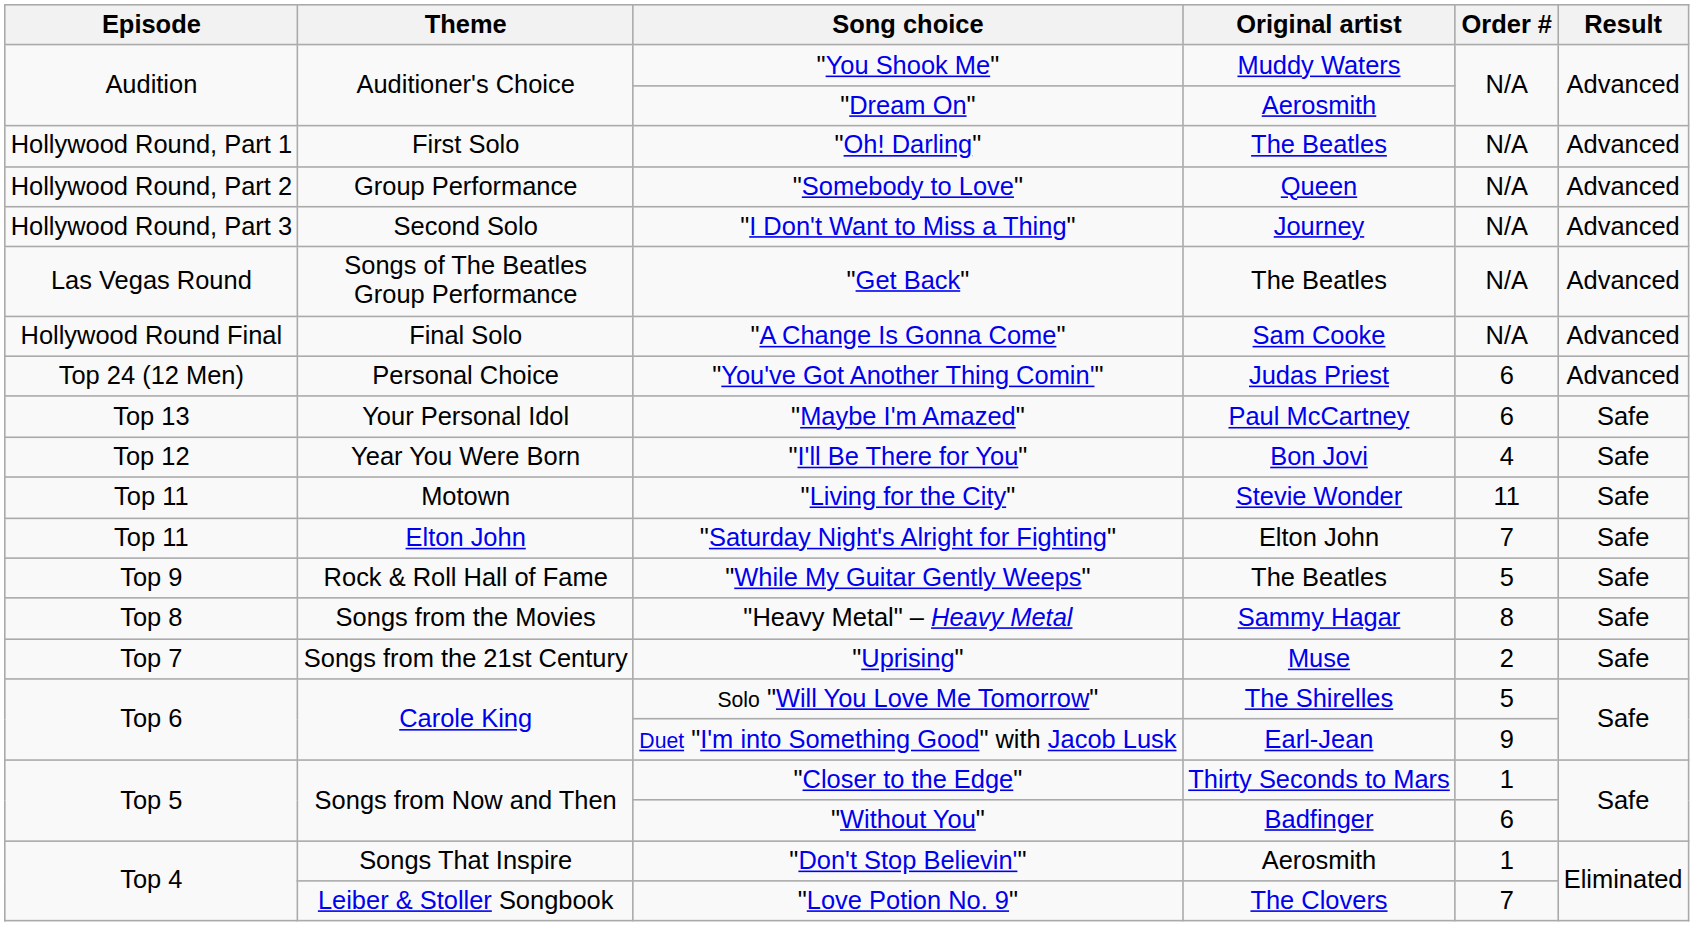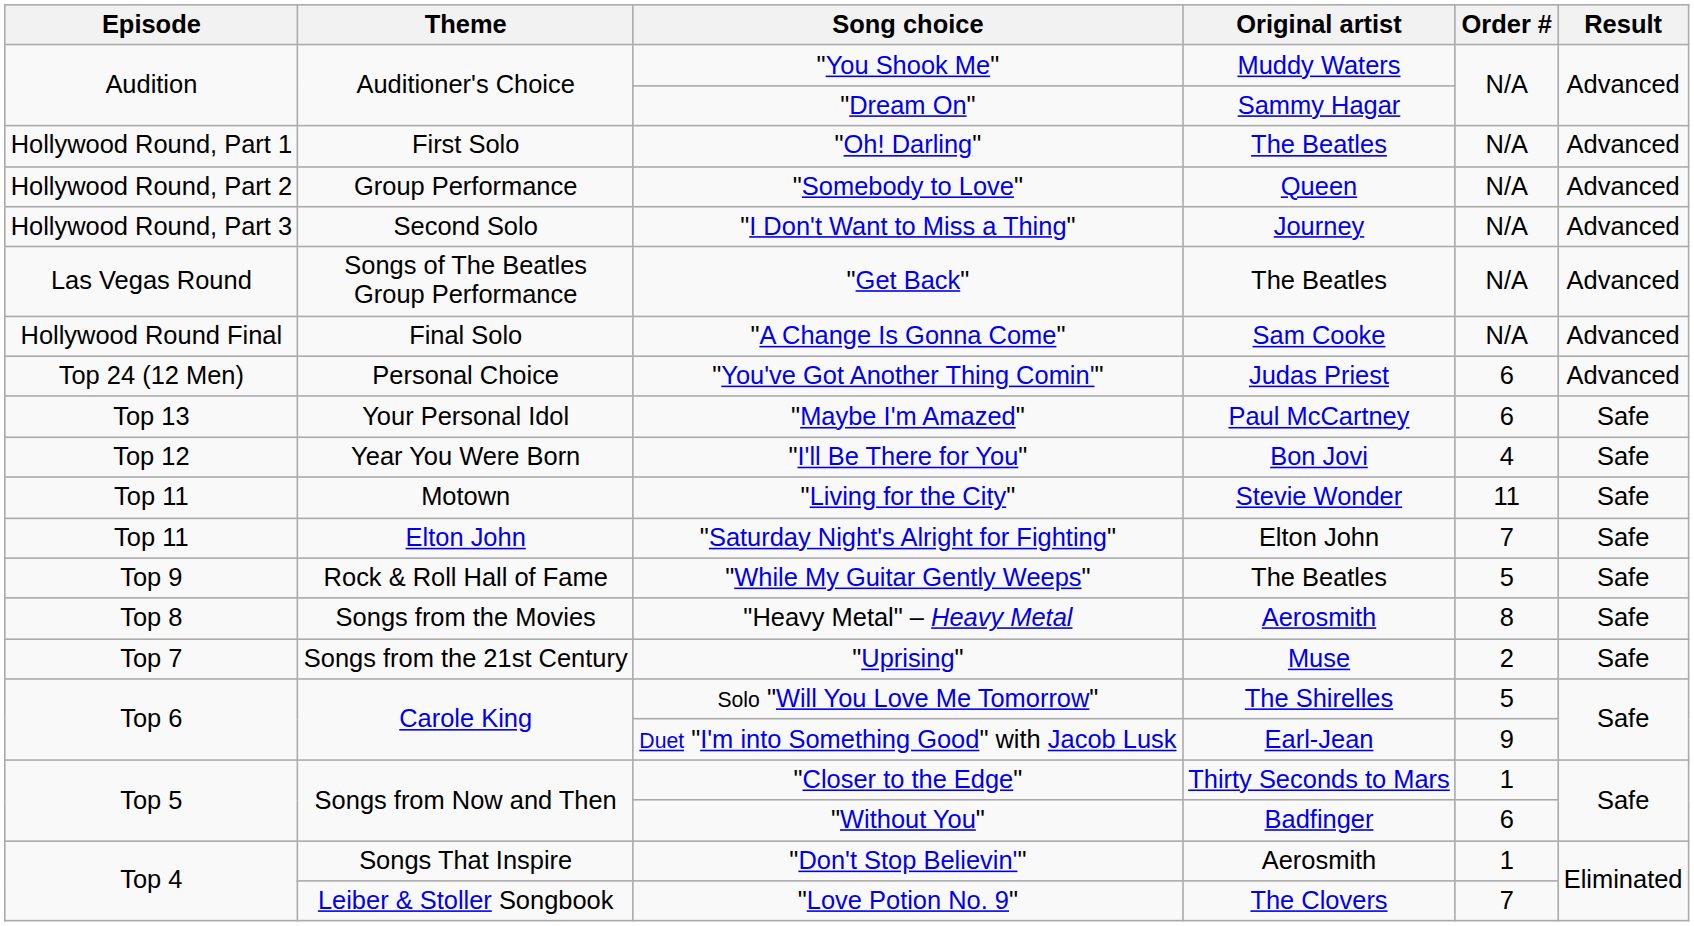(1319, 105) Aerosmith -> (1319, 105) Sammy Hagar
(1319, 618) Sammy Hagar -> (1319, 618) Aerosmith
